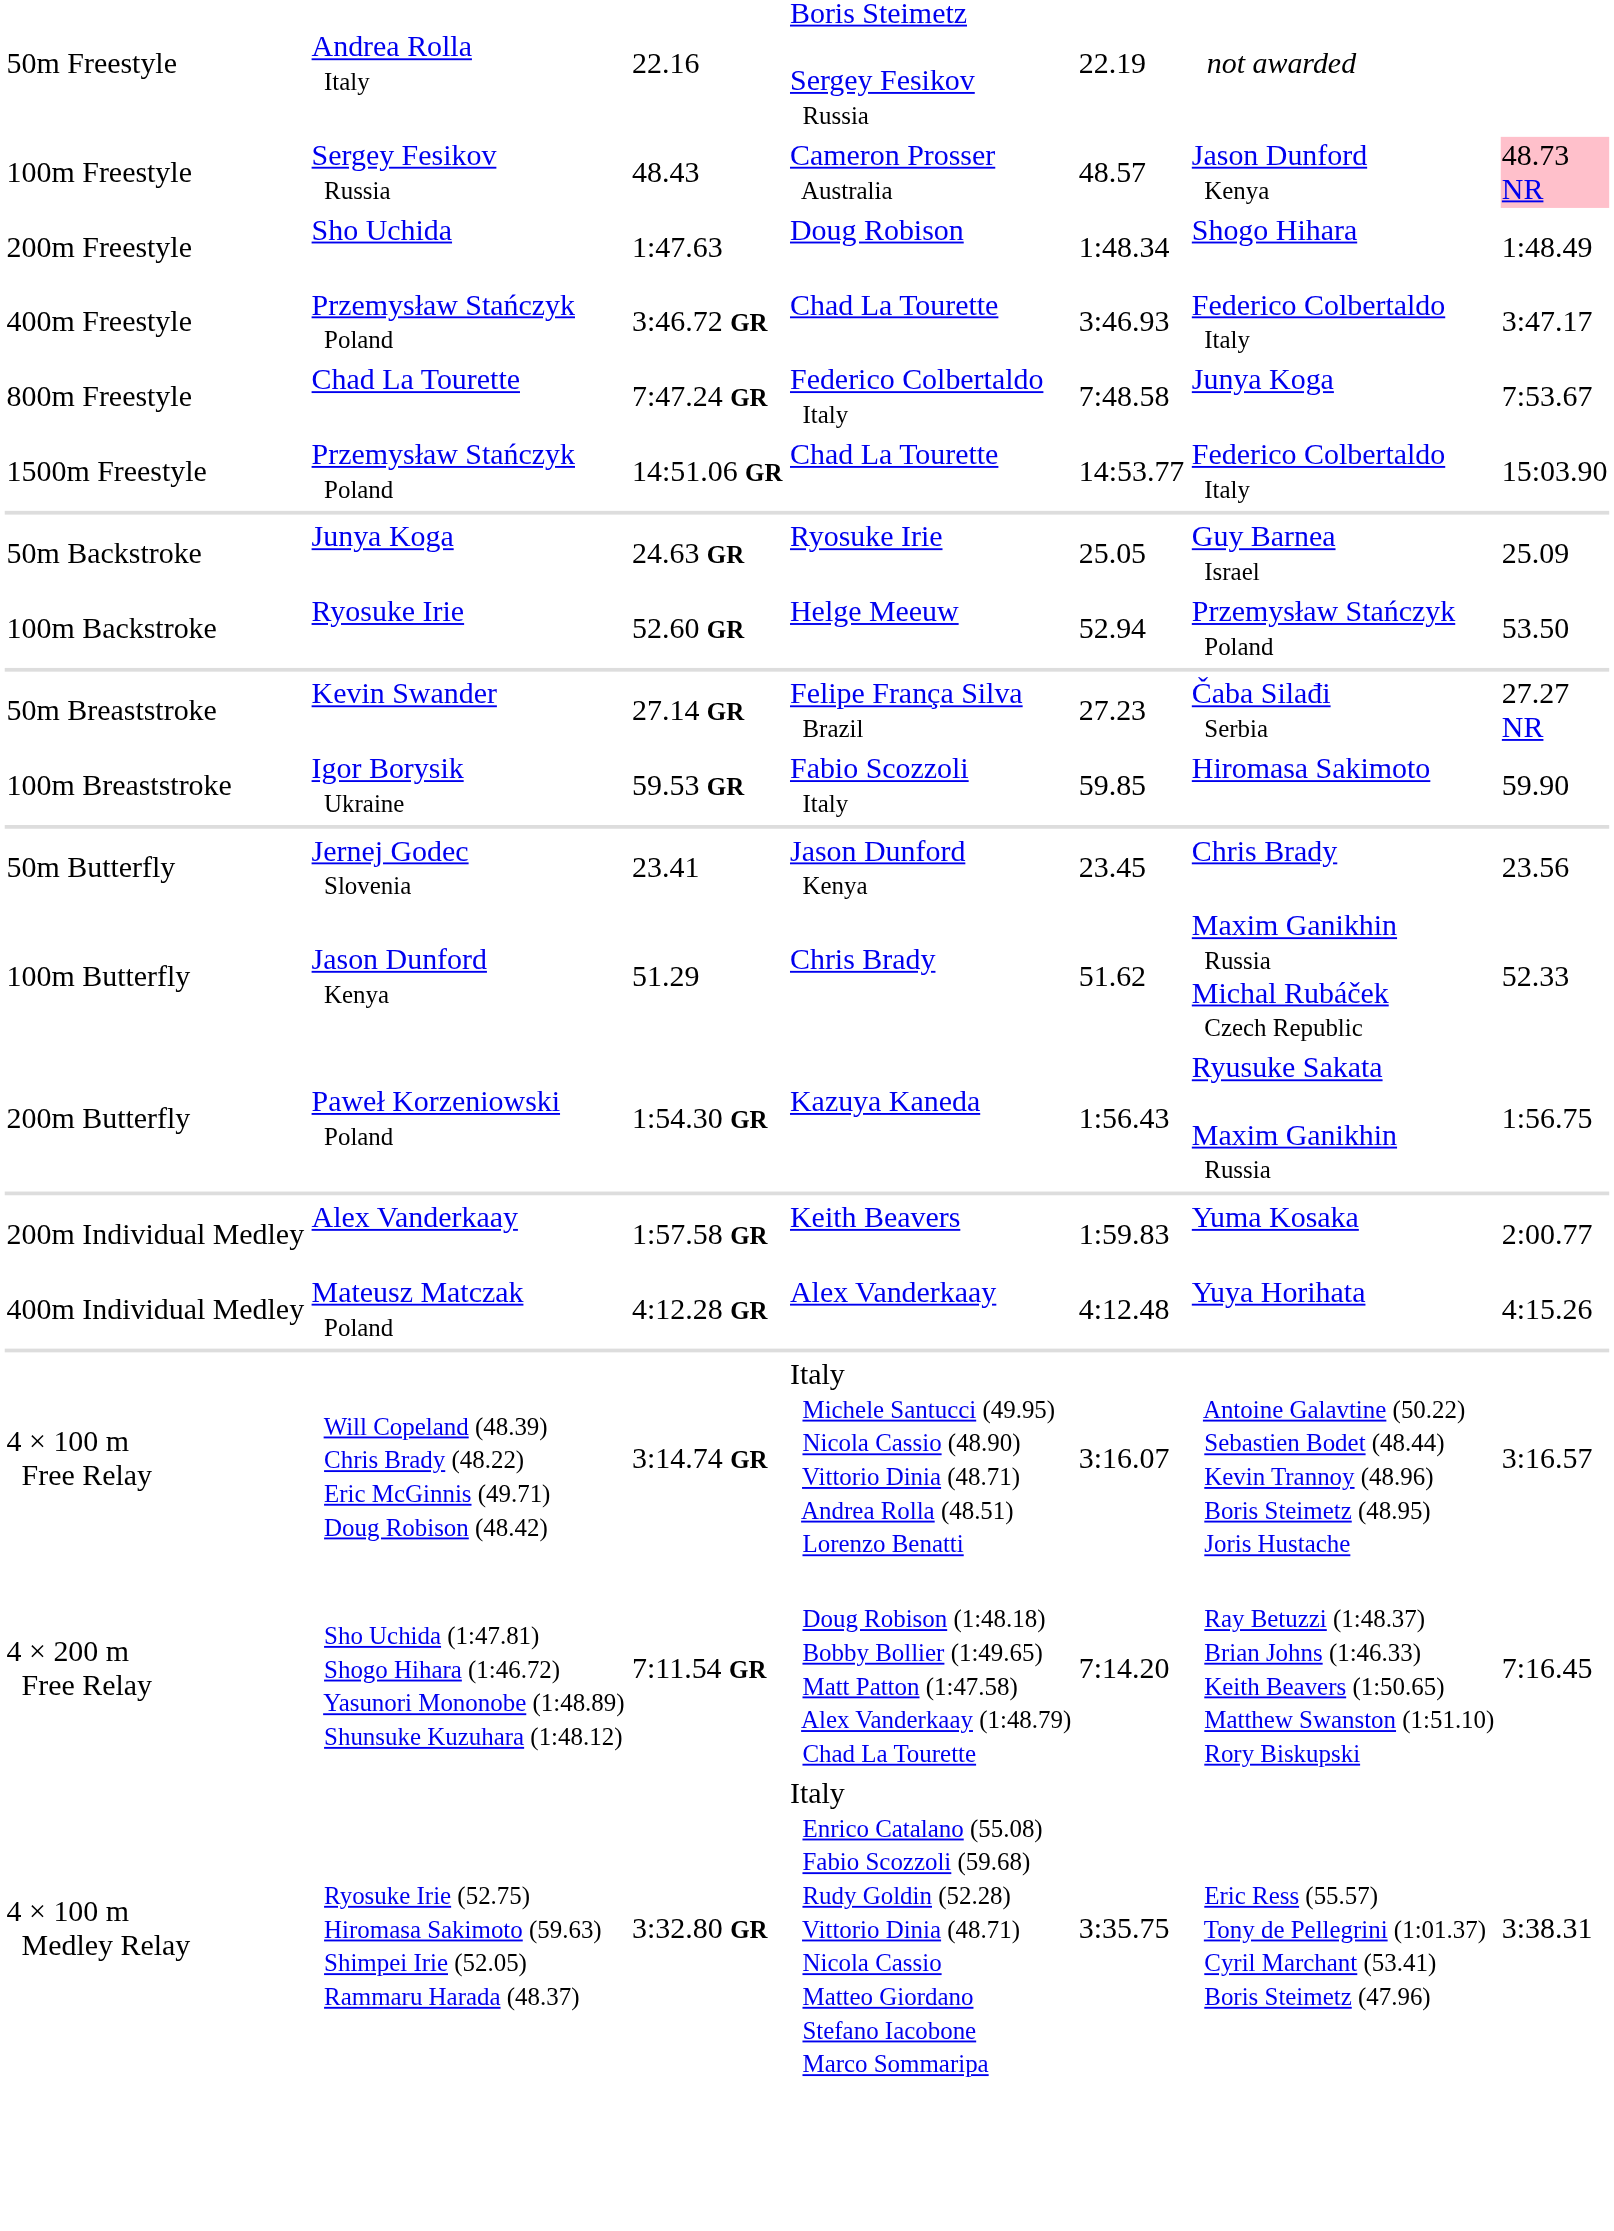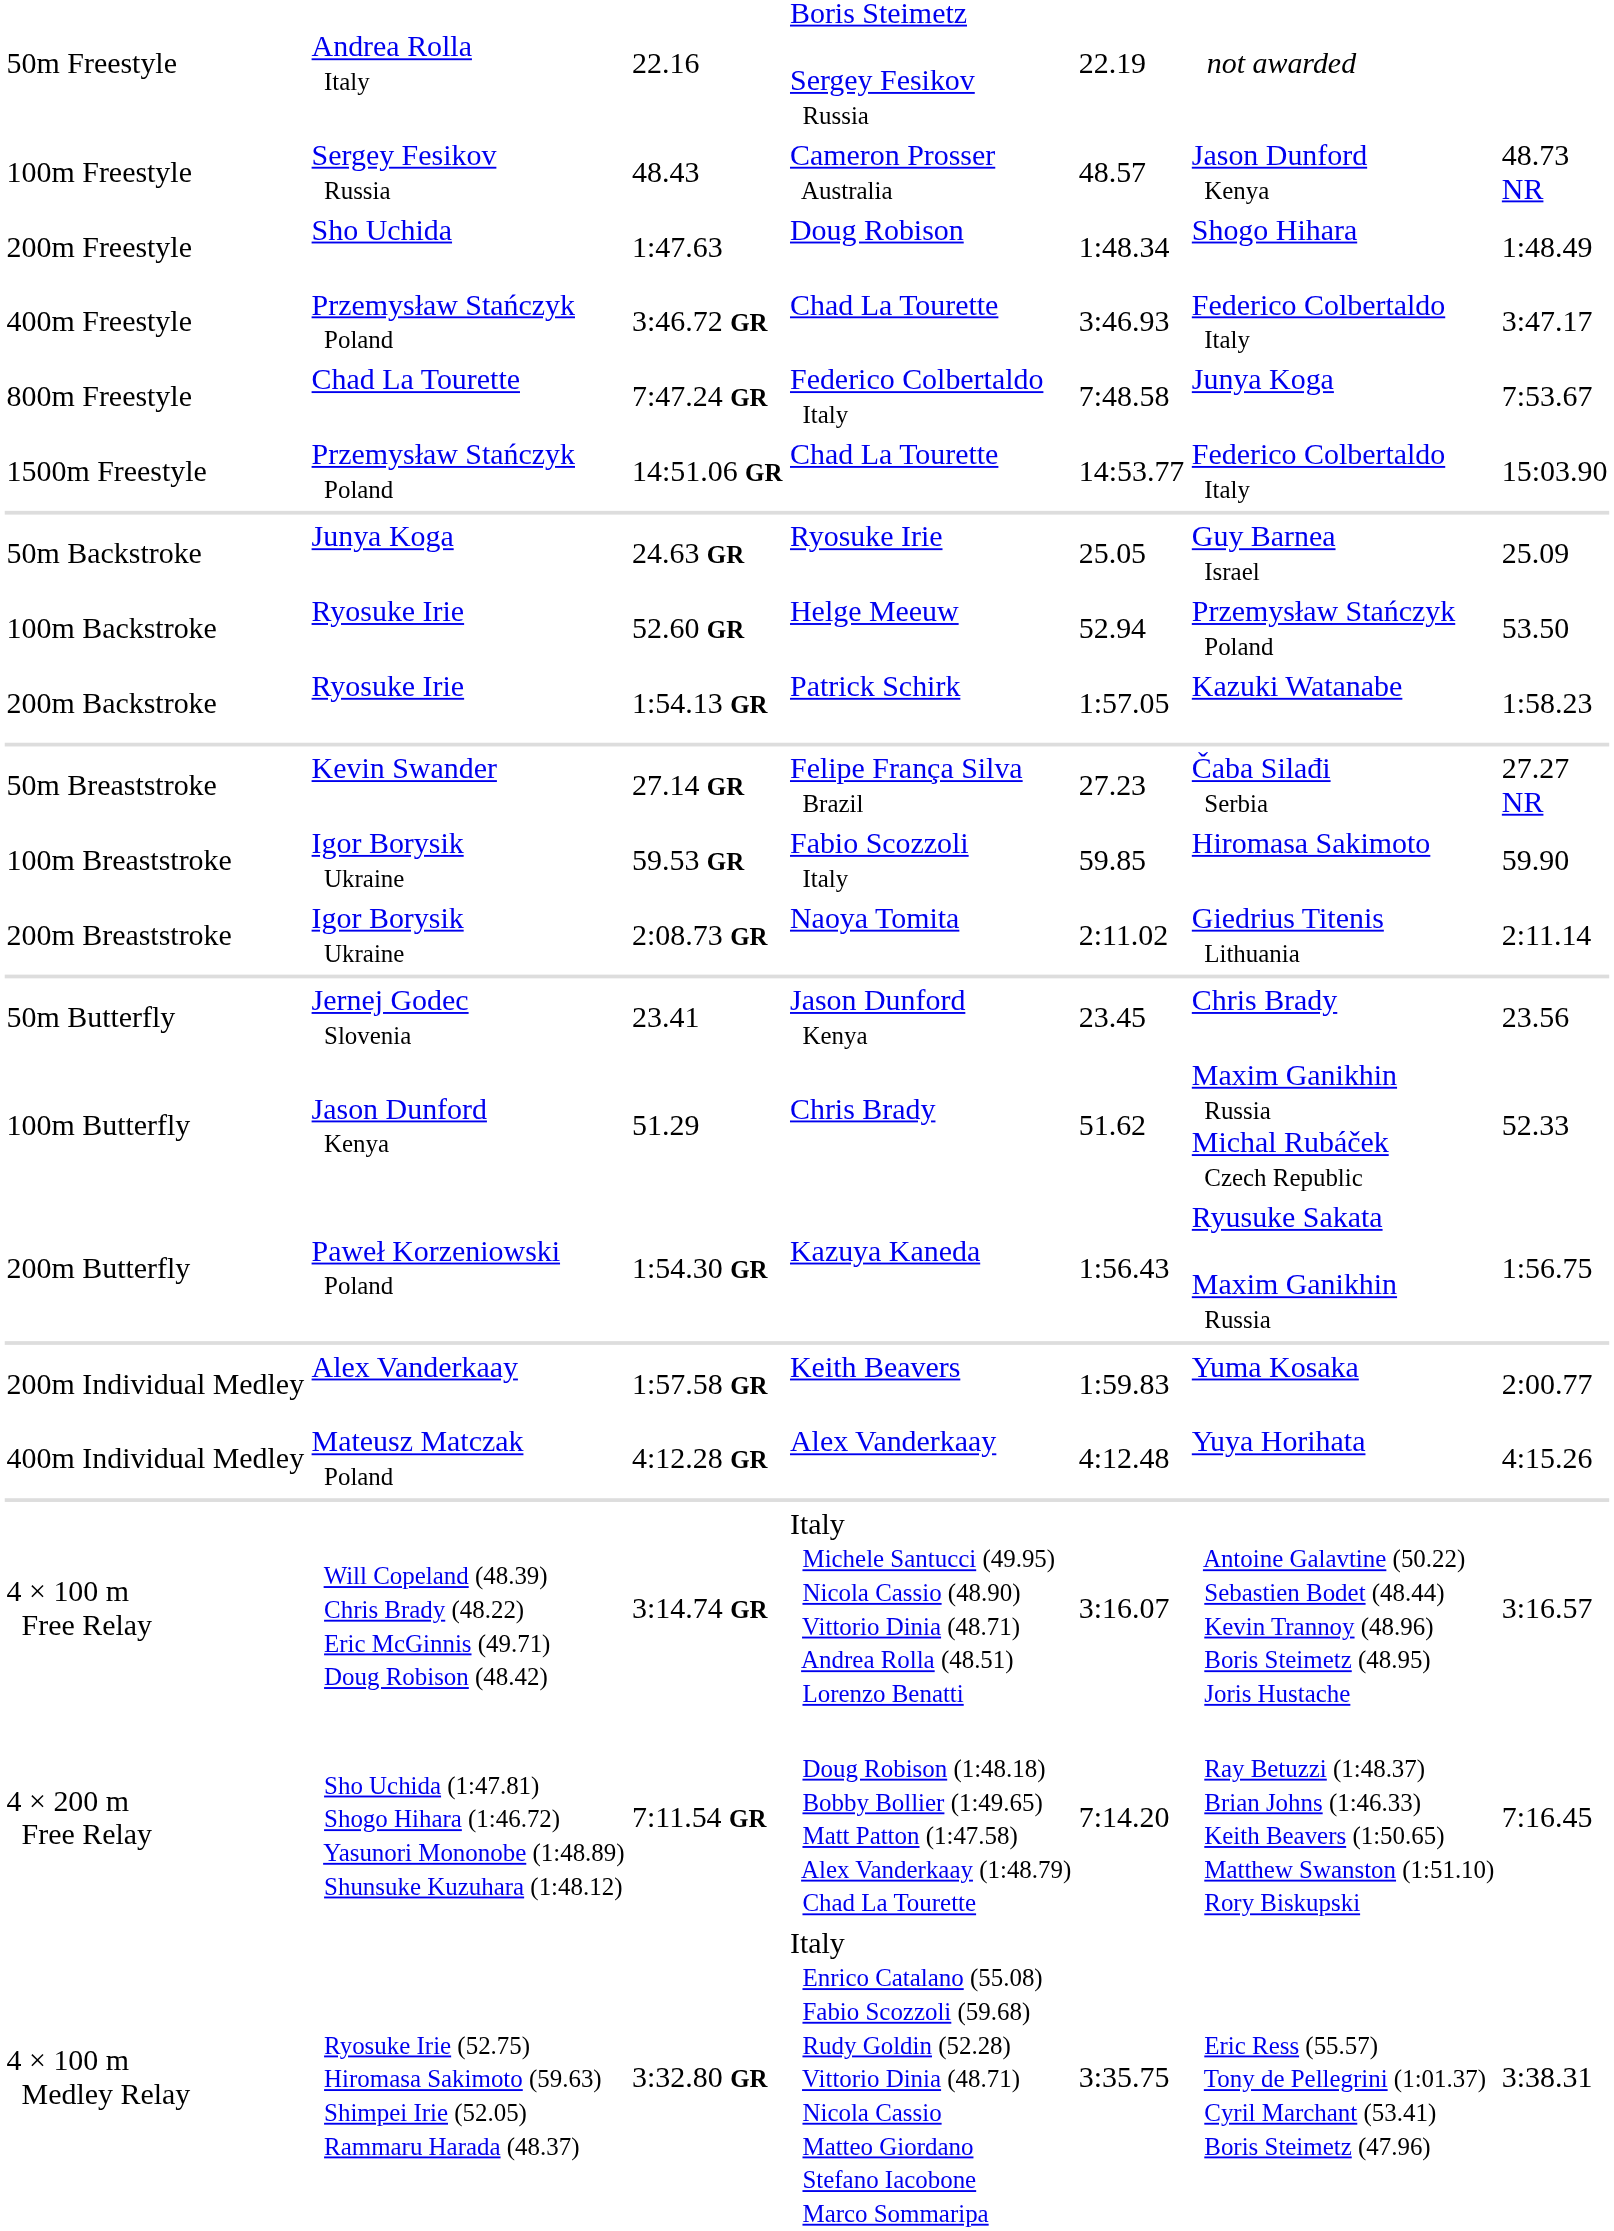(1536, 171) pink background -> (1536, 171) no background
+ row: (112, 703)
+ row: (119, 934)
